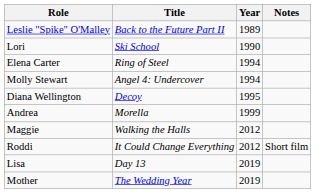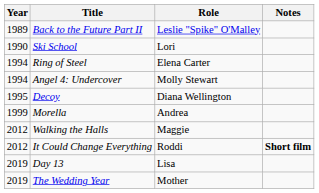columns swapped: (250, 12) <-> (58, 12)
(287, 146) normal -> (288, 146) bold
